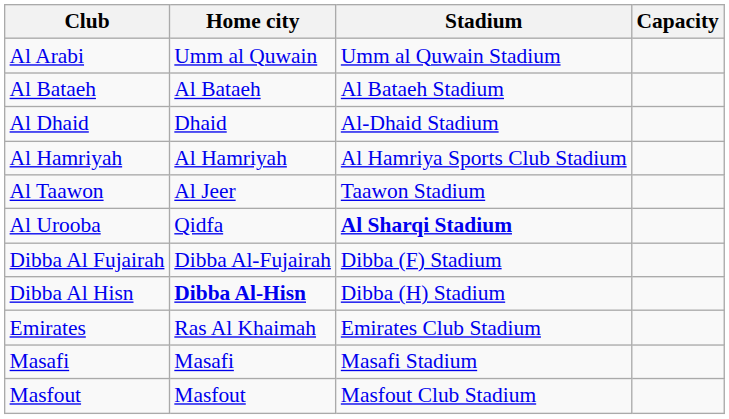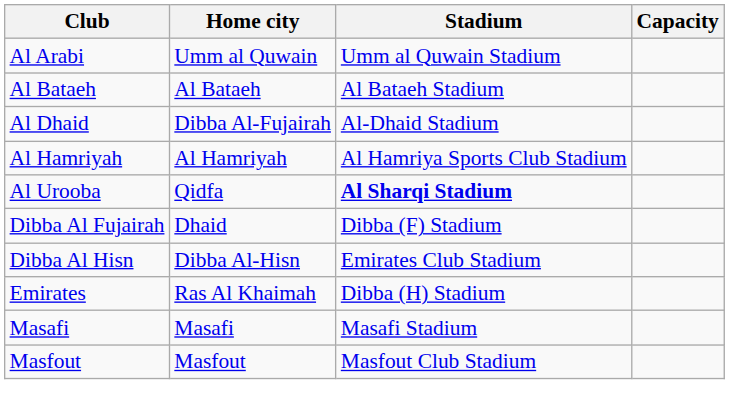(201, 123) Dhaid -> (253, 123) Dibba Al-Fujairah
- row: (57, 191)
(253, 259) Dibba Al-Fujairah -> (201, 225) Dhaid
(240, 293) bold -> (237, 259) normal
(423, 293) Dibba (H) Stadium -> (441, 259) Emirates Club Stadium
(441, 327) Emirates Club Stadium -> (423, 293) Dibba (H) Stadium
